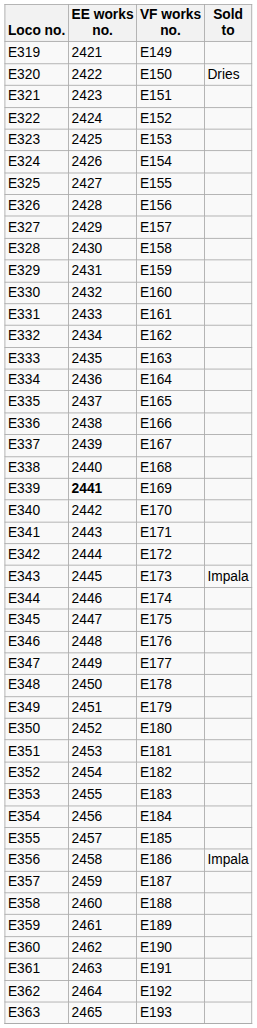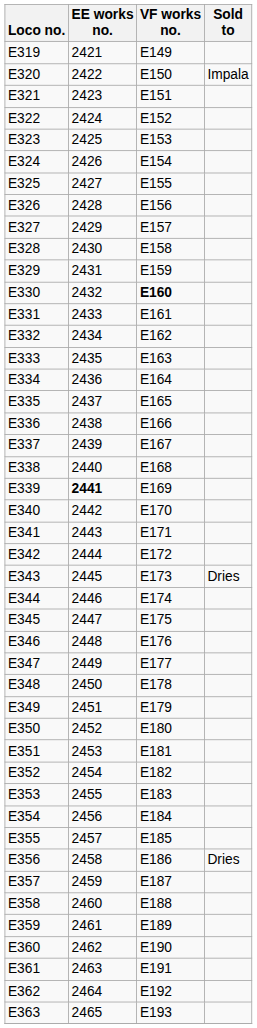(223, 74) Dries -> (228, 74) Impala
(156, 292) normal -> (156, 292) bold
(228, 576) Impala -> (223, 576) Dries
(228, 860) Impala -> (223, 860) Dries
